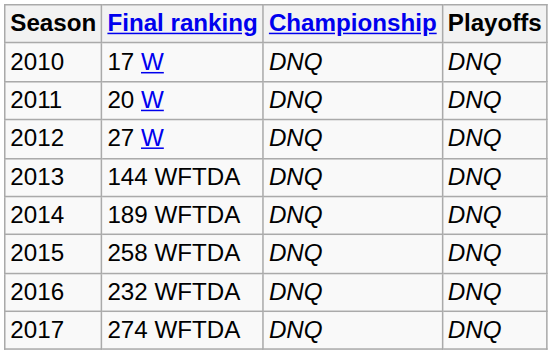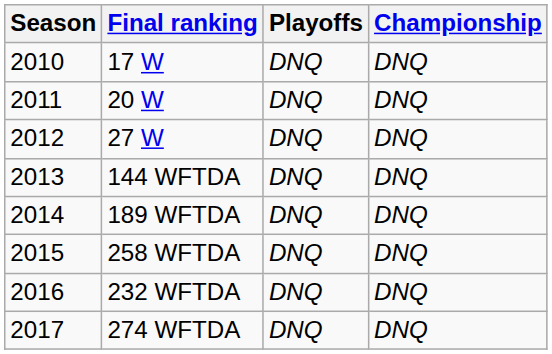columns swapped: (495, 23) <-> (353, 23)
